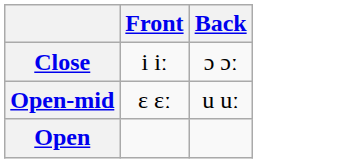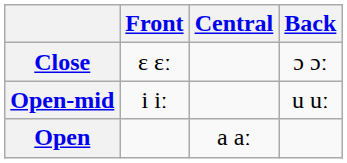+ column: (234, 23)
(154, 61) i iː -> (154, 61) ɛ ɛː
(154, 99) ɛ ɛː -> (154, 99) i iː
